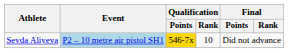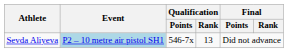(181, 40) gold background -> (181, 40) no background
(208, 40) 10 -> (208, 40) 13
